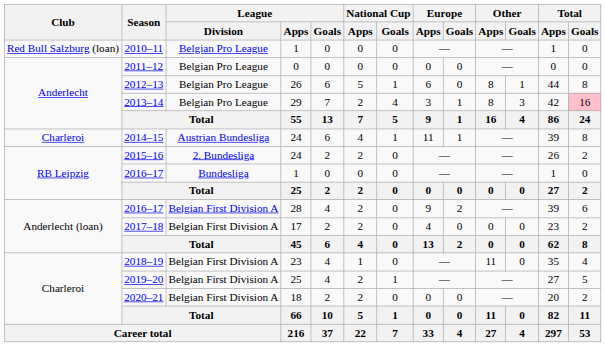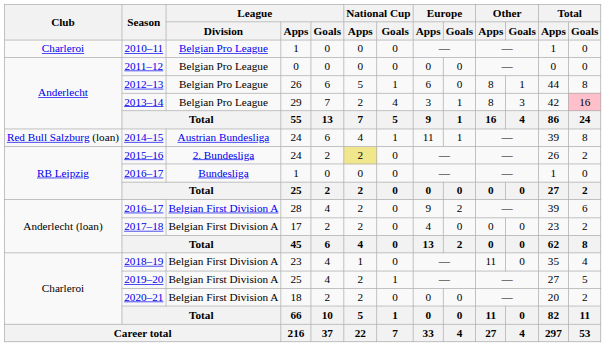(63, 48) Red Bull Salzburg (loan) -> (63, 48) Charleroi
(63, 137) Charleroi -> (63, 137) Red Bull Salzburg (loan)
(360, 155) no background -> (360, 155) khaki background
